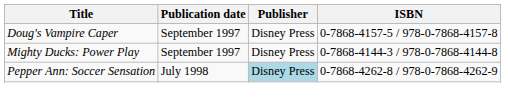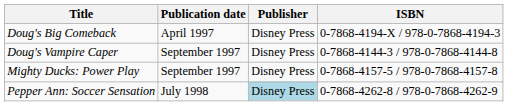+ row: (62, 33)
(409, 33) 0-7868-4157-5 / 978-0-7868-4157-8 -> (409, 52) 0-7868-4144-3 / 978-0-7868-4144-8
(409, 52) 0-7868-4144-3 / 978-0-7868-4144-8 -> (409, 71) 0-7868-4157-5 / 978-0-7868-4157-8
